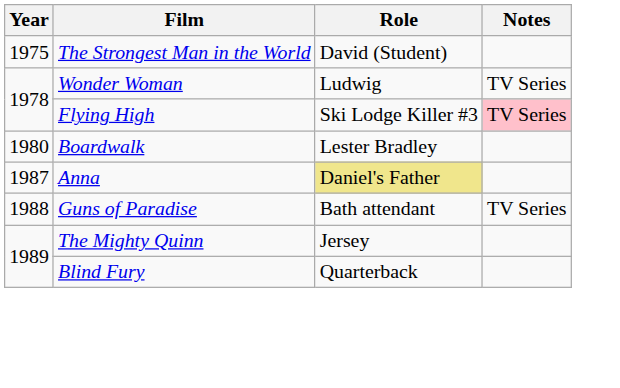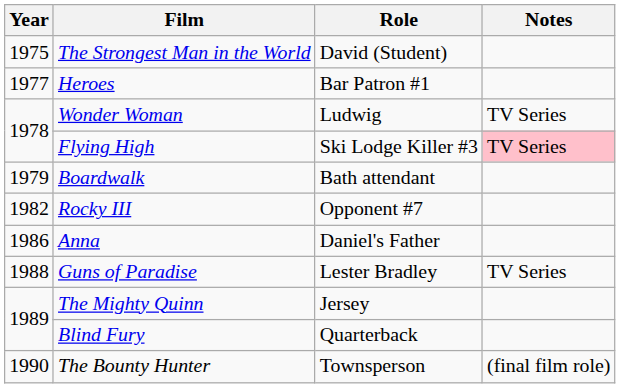+ row: (86, 83)
(29, 146) 1980 -> (29, 177) 1979
(378, 146) Lester Bradley -> (377, 177) Bath attendant
+ row: (95, 209)
(29, 177) 1987 -> (29, 240) 1986
(380, 177) khaki background -> (380, 240) no background
(377, 209) Bath attendant -> (378, 271) Lester Bradley
+ row: (134, 366)
